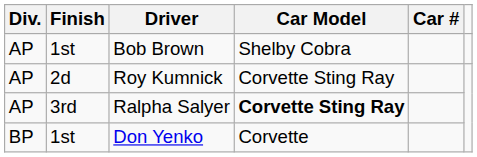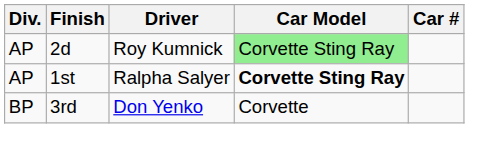- row: (159, 48)
(316, 78) no background -> (316, 48) lightgreen background
(63, 107) 3rd -> (62, 78) 1st
(62, 136) 1st -> (63, 107) 3rd
